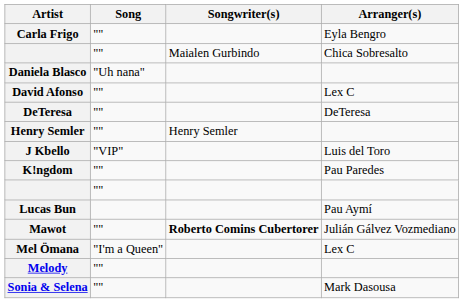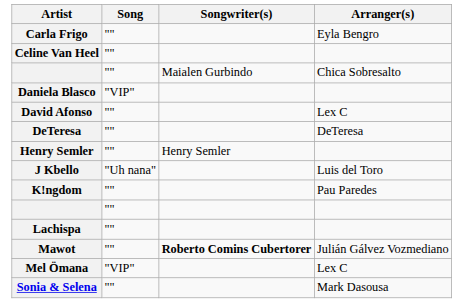+ row: (57, 53)
(119, 72) "Uh nana" -> (119, 92) "VIP"
(108, 151) "VIP" -> (130, 170) "Uh nana"
+ row: (57, 229)
- row: (48, 209)
(128, 248) "I'm a Queen" -> (119, 268) "VIP"
- row: (48, 268)
